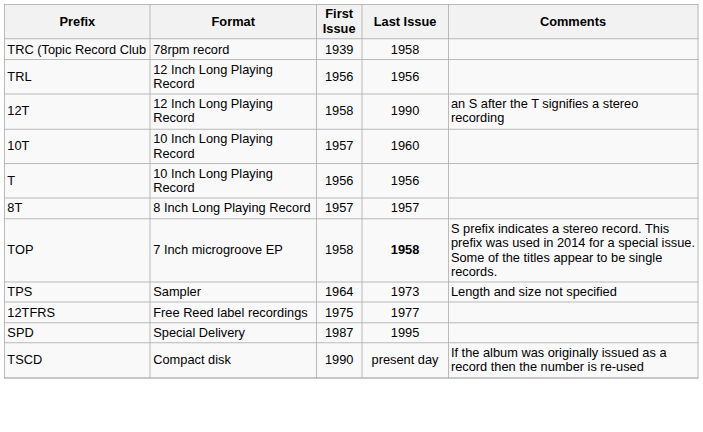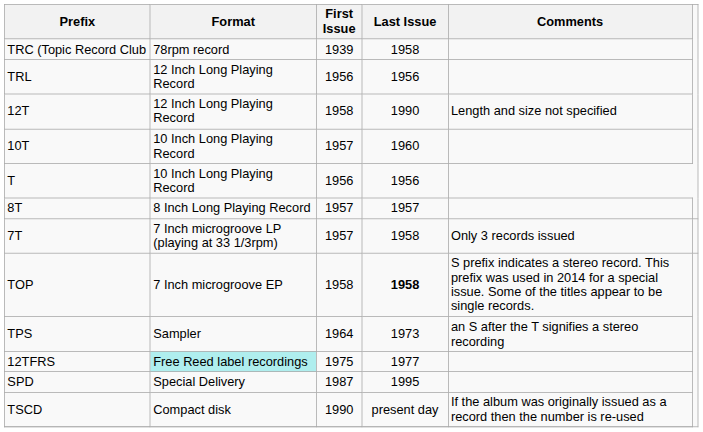(545, 111) an S after the T signifies a stereo recording -> (534, 111) Length and size not specified
+ row: (15, 235)
(534, 292) Length and size not specified -> (545, 334) an S after the T signifies a stereo recording
(230, 312) no background -> (230, 361) paleturquoise background
